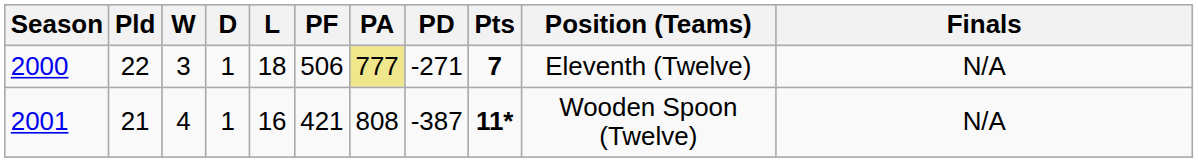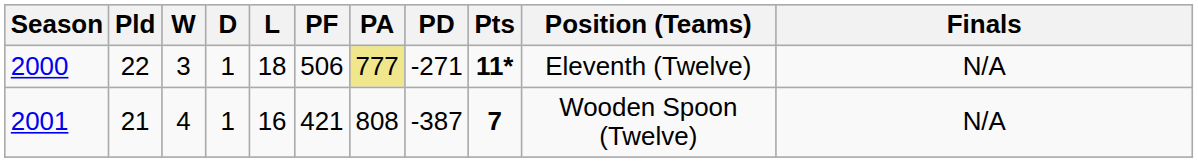(495, 66) 7 -> (495, 66) 11*
(495, 121) 11* -> (495, 121) 7
